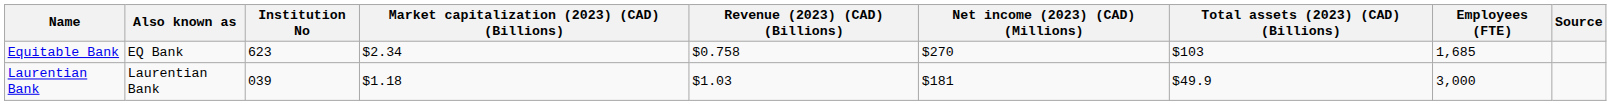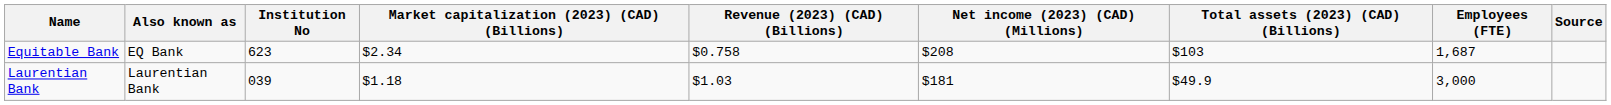(938, 52) $270 -> (938, 52) $208
(1456, 52) 1,685 -> (1456, 52) 1,687
